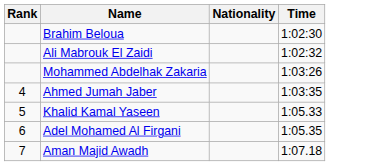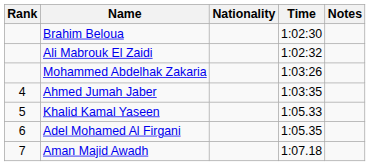+ column: (345, 14)
